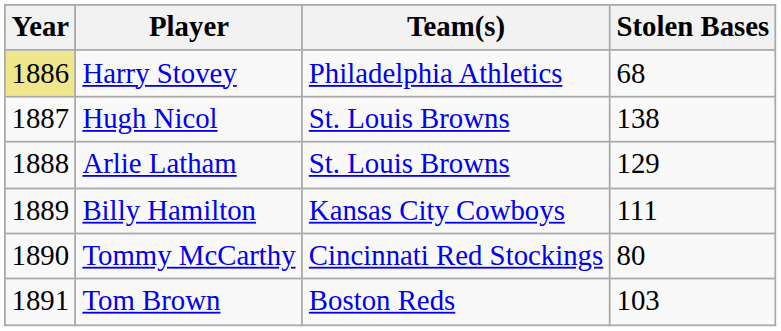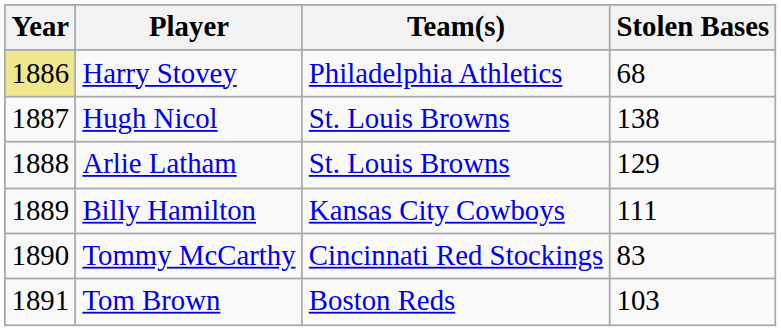(631, 255) 80 -> (631, 255) 83
